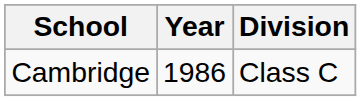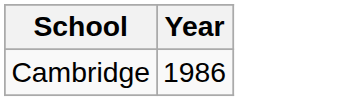- column: (294, 26)
